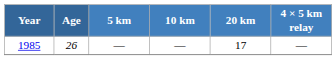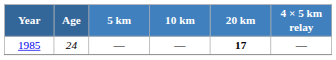(71, 45) 26 -> (71, 45) 24
(241, 45) normal -> (241, 45) bold
